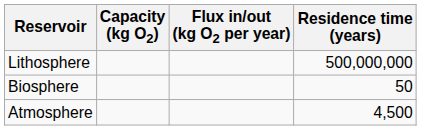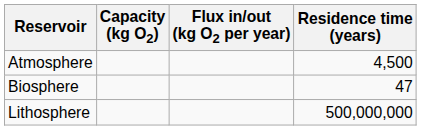rows swapped: (50, 112) <-> (49, 62)
(404, 87) 50 -> (404, 87) 47
